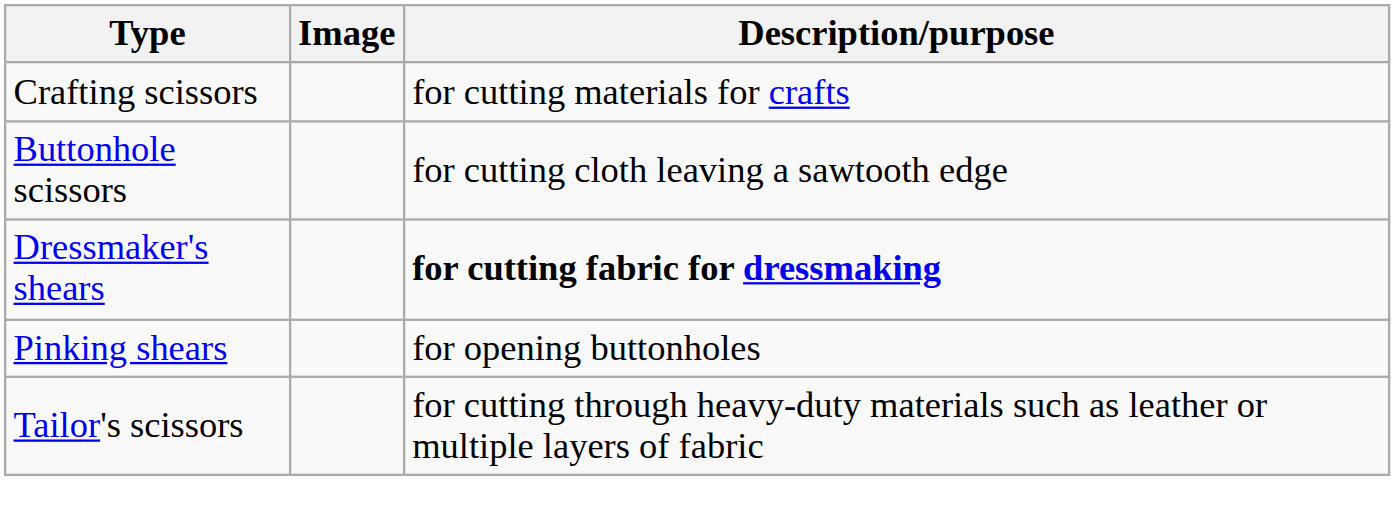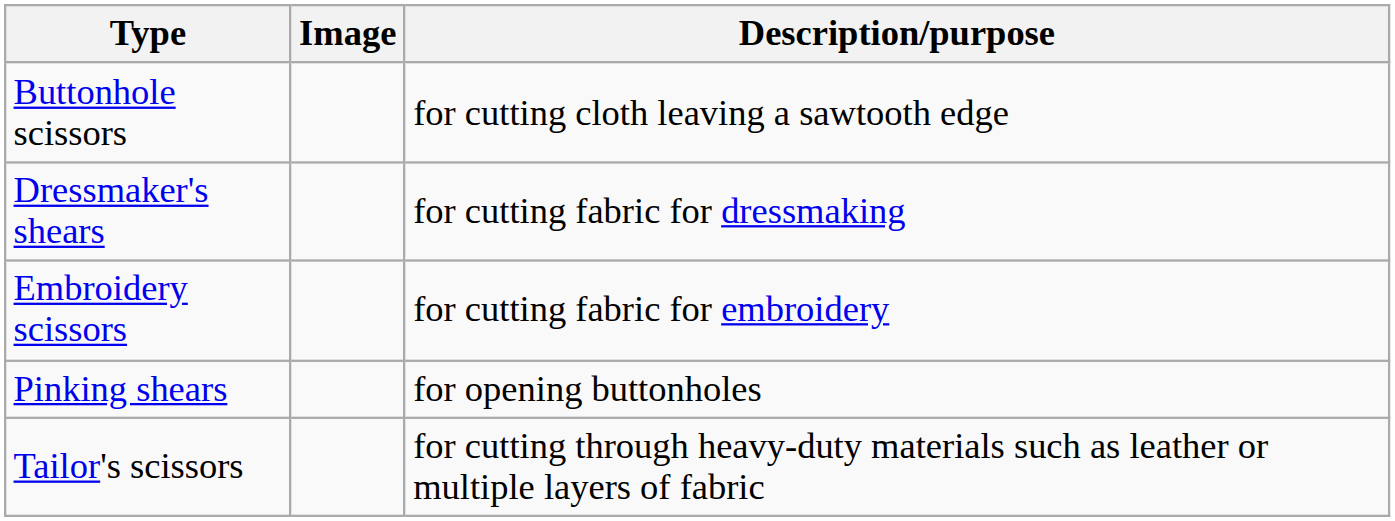- row: (136, 91)
(677, 268) bold -> (659, 210) normal
+ row: (101, 309)
